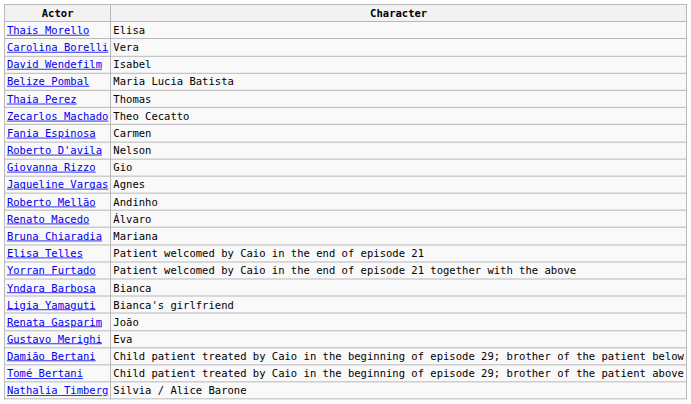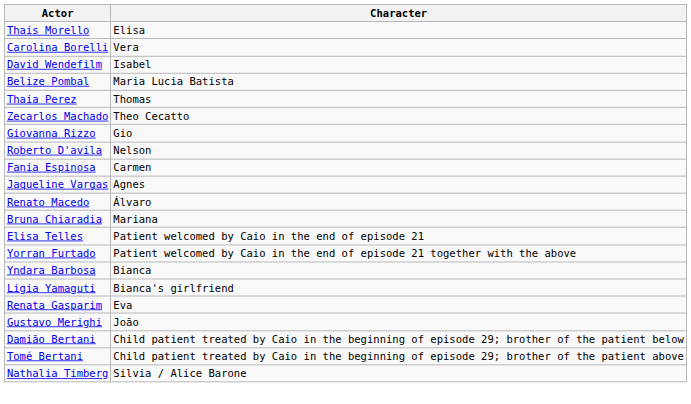rows swapped: (51, 167) <-> (51, 133)
- row: (51, 202)
(126, 322) João -> (123, 305) Eva
(123, 339) Eva -> (126, 322) João
